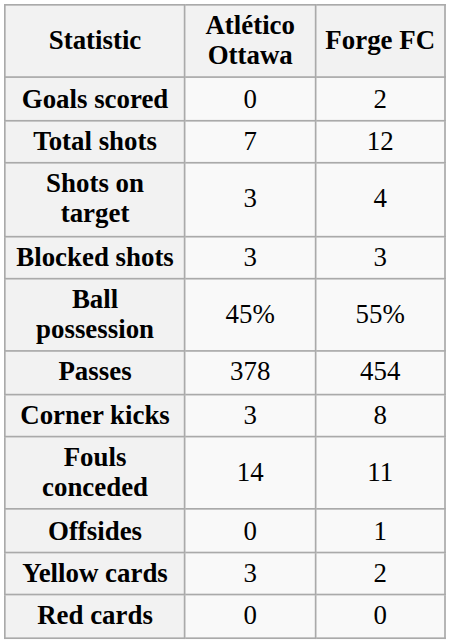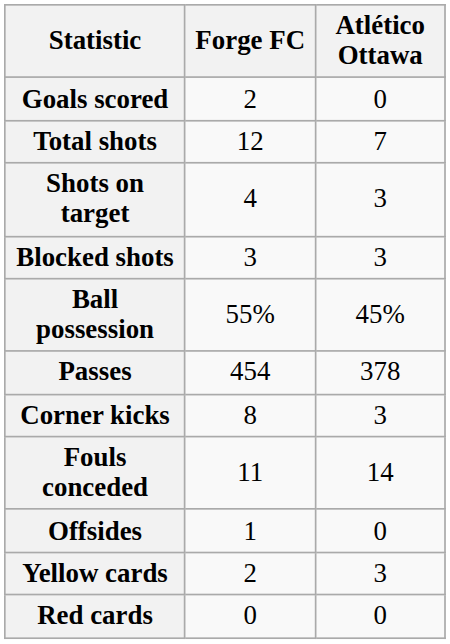columns swapped: (250, 40) <-> (380, 40)
